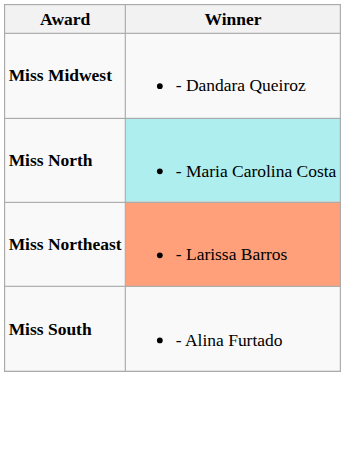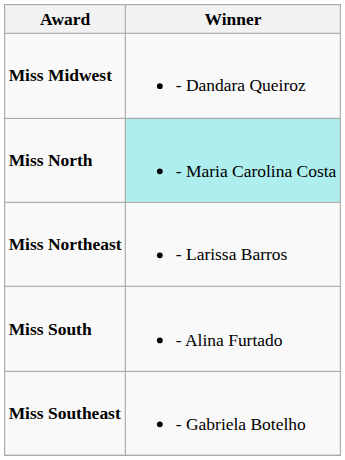(233, 255) lightsalmon background -> (233, 255) no background
+ row: (65, 413)
